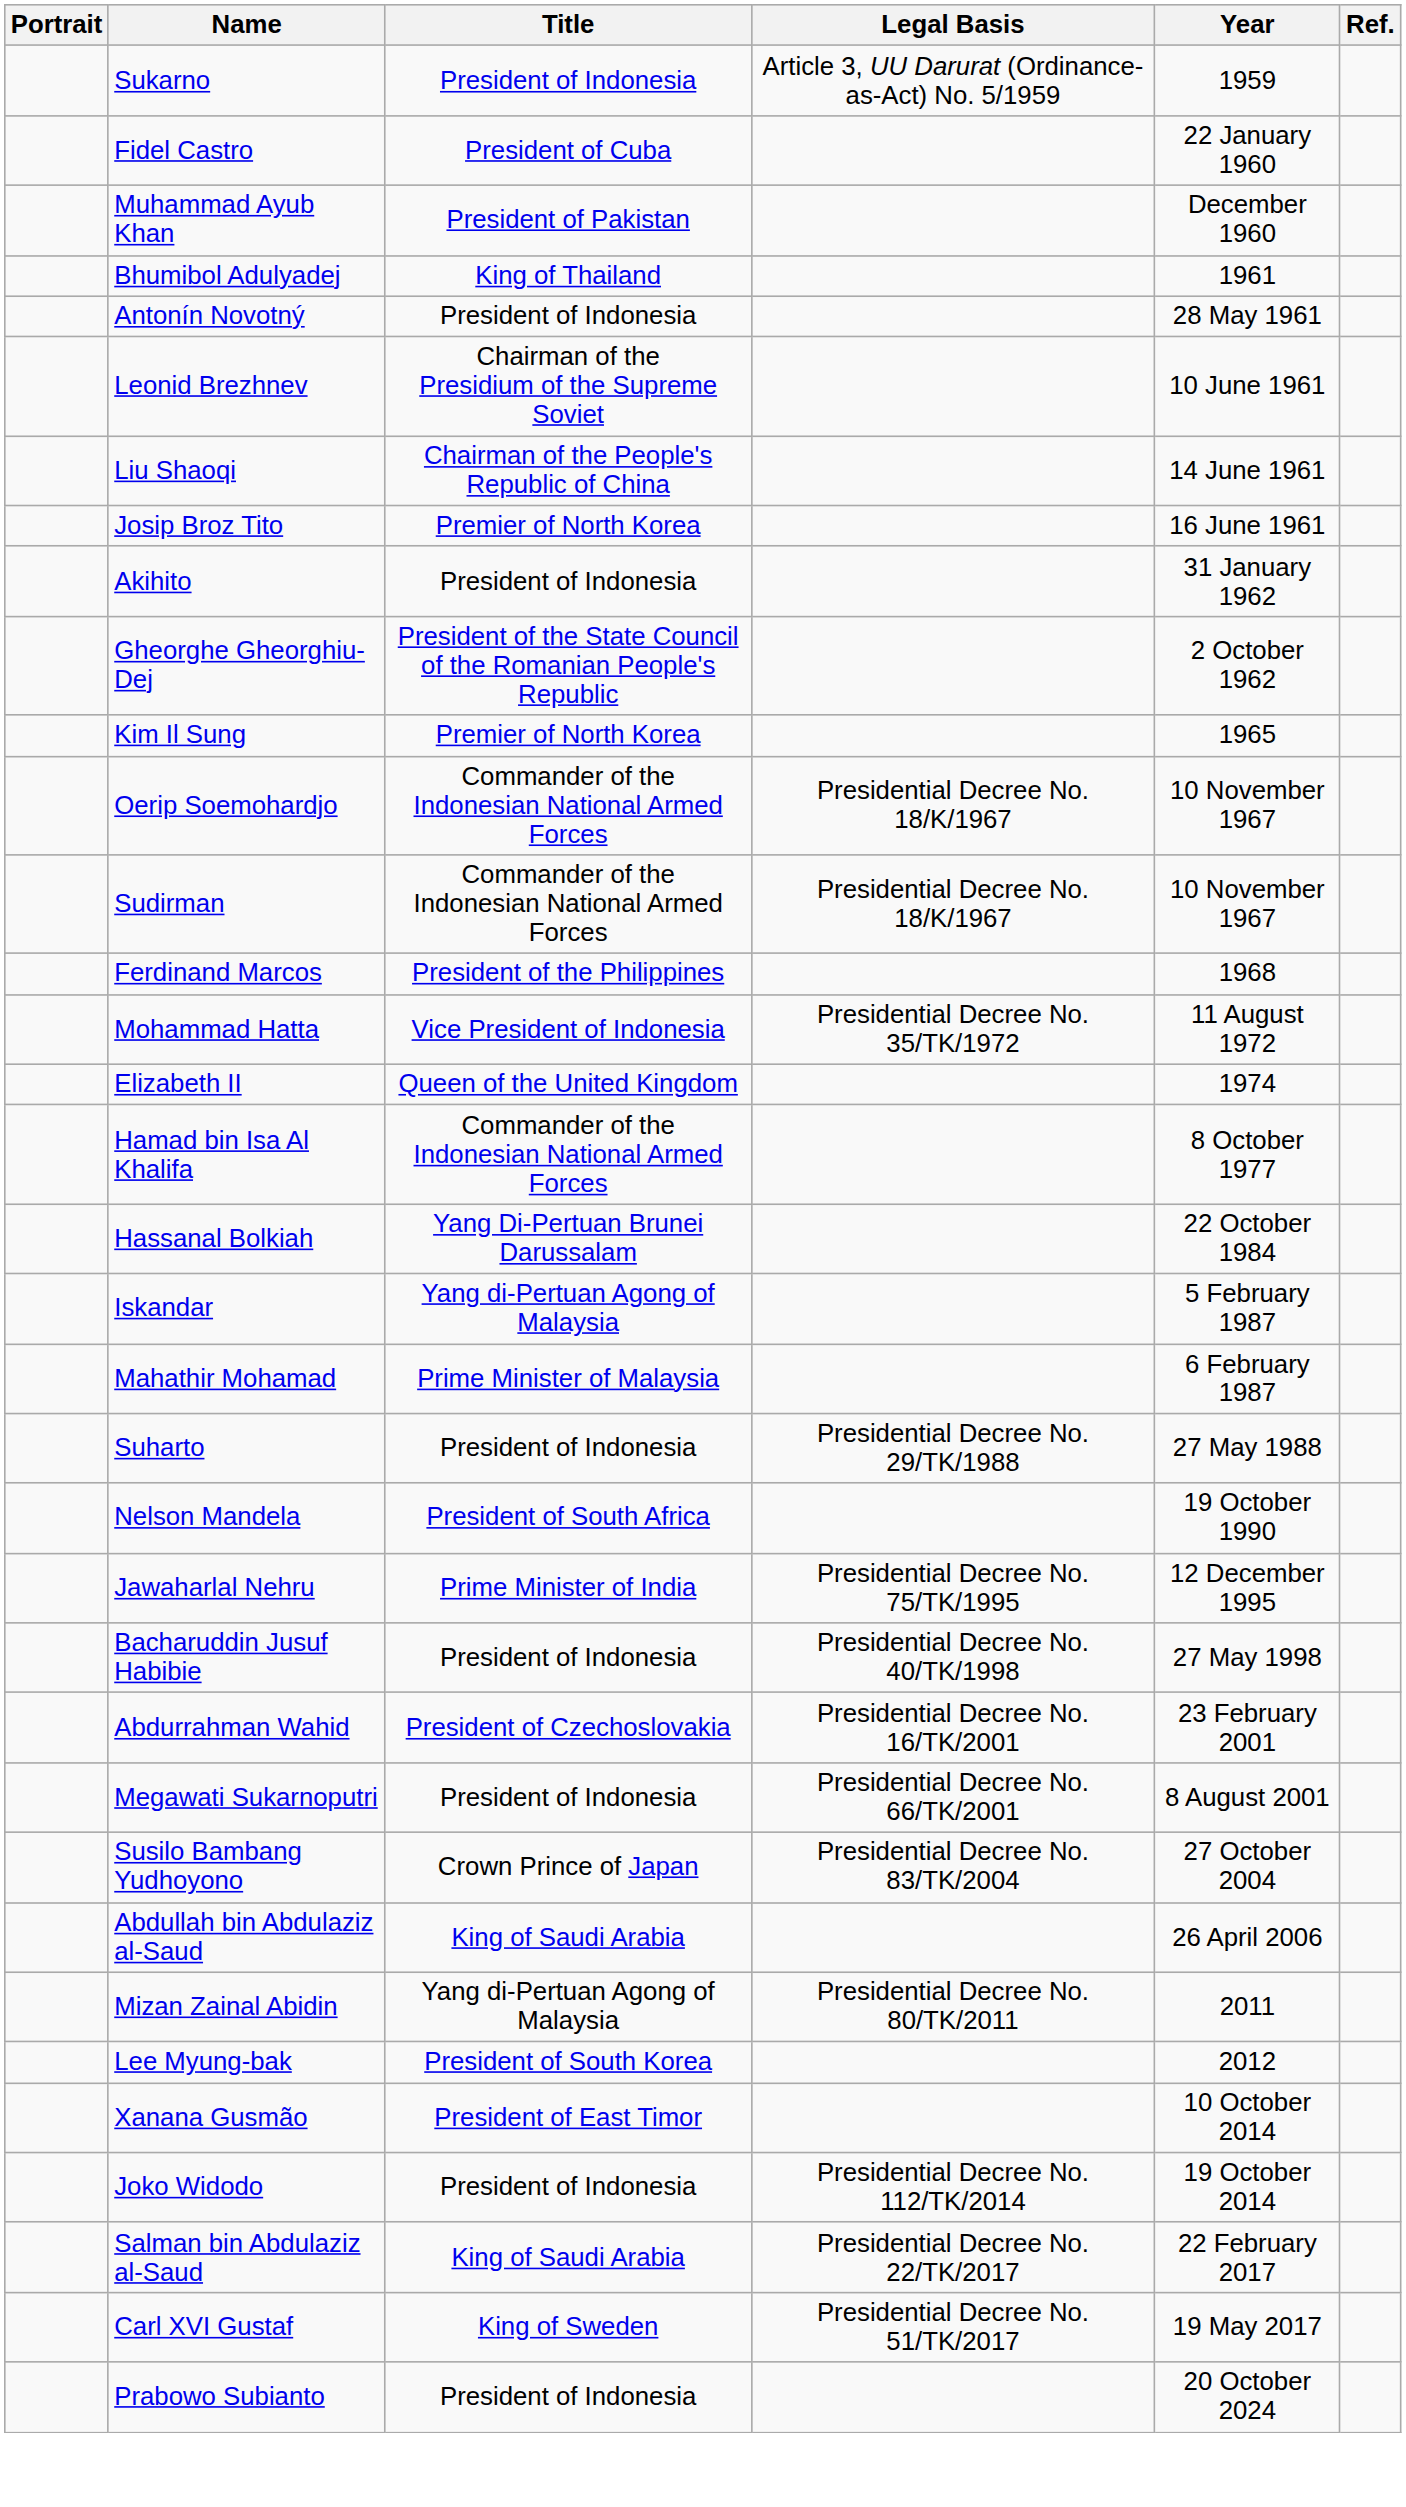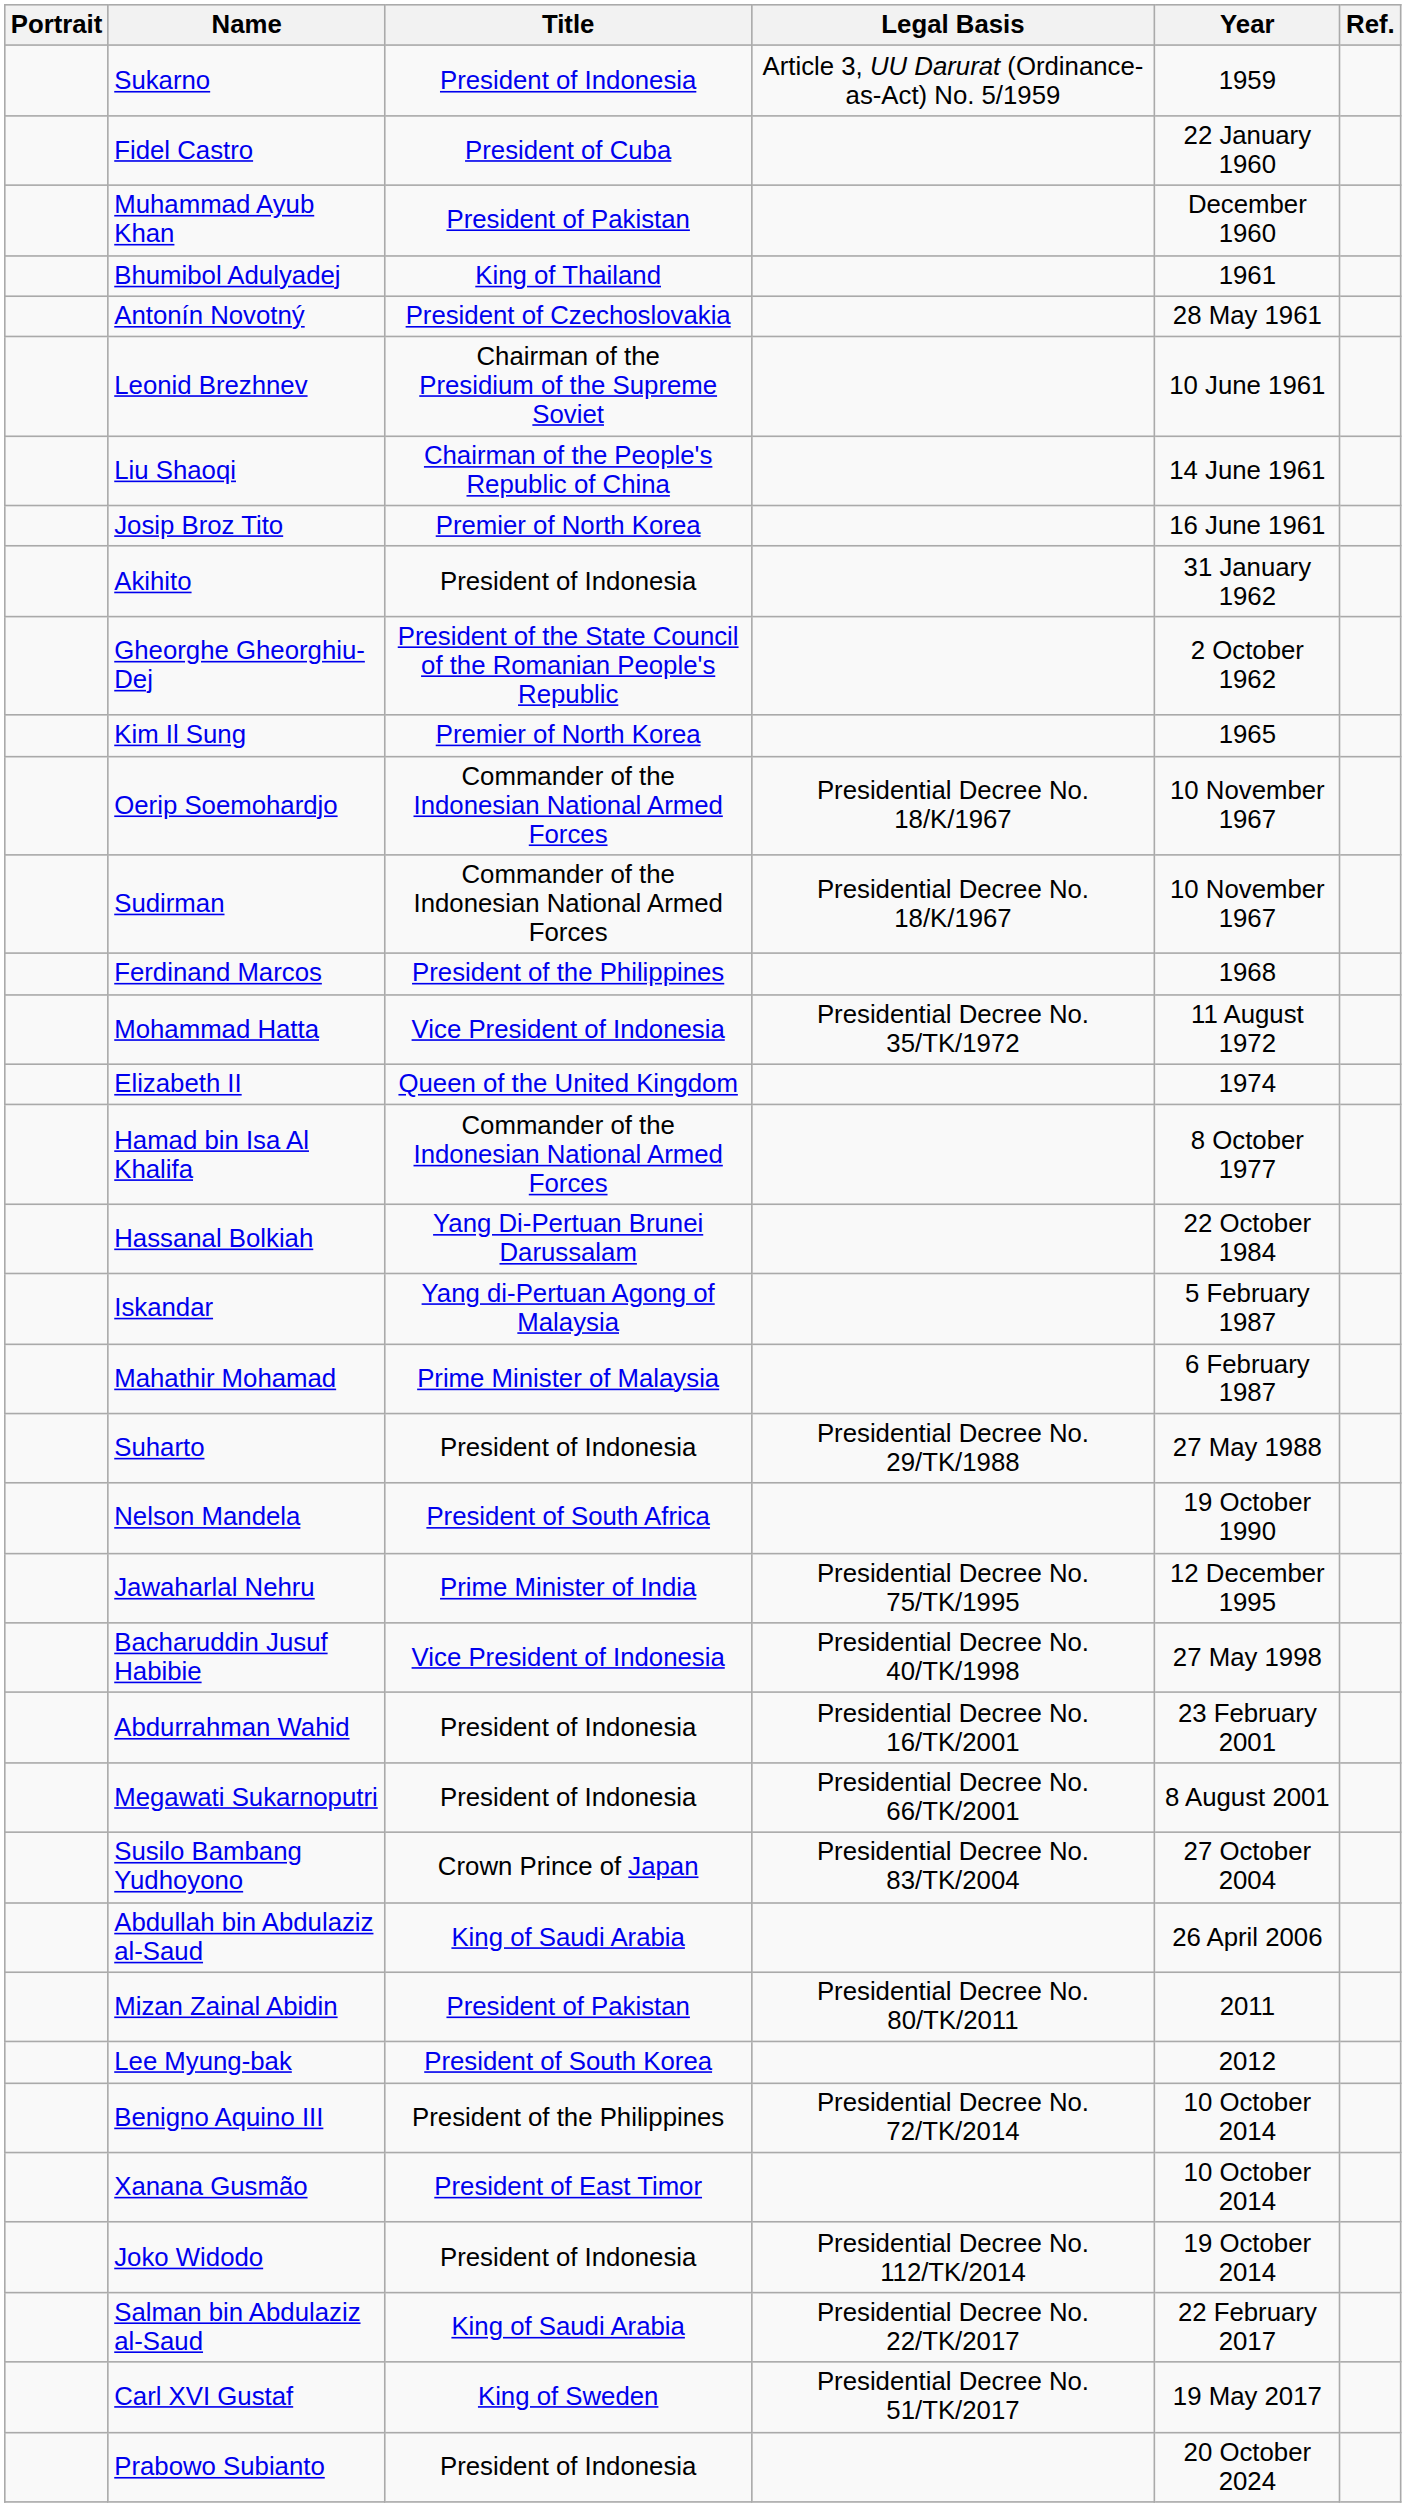(568, 316) President of Indonesia -> (568, 316) President of Czechoslovakia
(568, 1657) President of Indonesia -> (568, 1657) Vice President of Indonesia
(568, 1727) President of Czechoslovakia -> (568, 1727) President of Indonesia
(568, 2006) Yang di-Pertuan Agong of Malaysia -> (568, 2006) President of Pakistan
+ row: (219, 2117)
